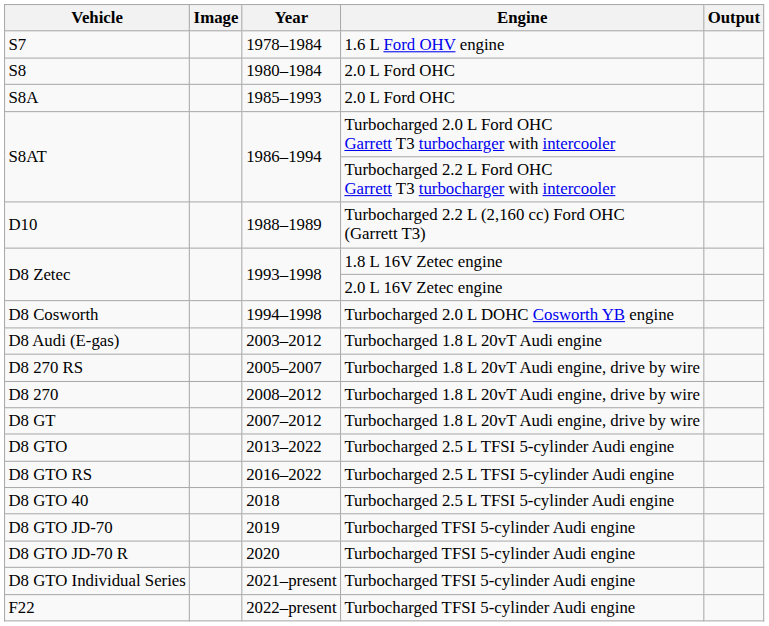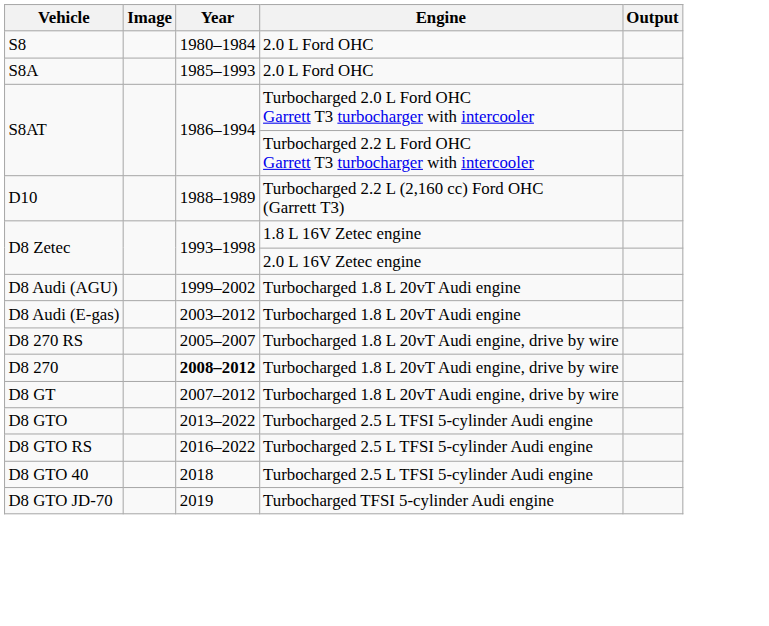- row: (17, 44)
- row: (53, 314)
+ row: (63, 287)
(284, 394) normal -> (218, 367) bold
- row: (68, 554)
- row: (97, 580)
- row: (21, 607)
